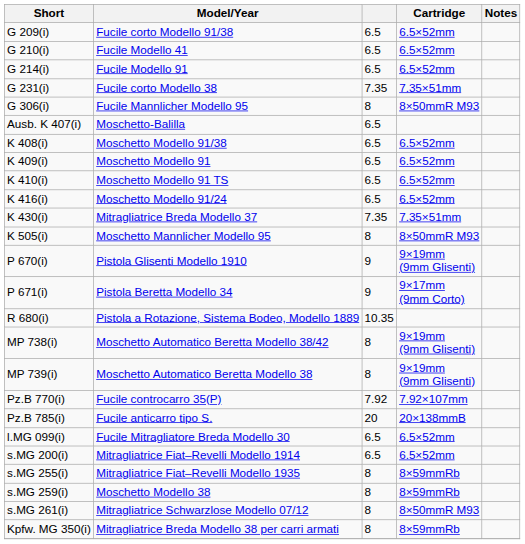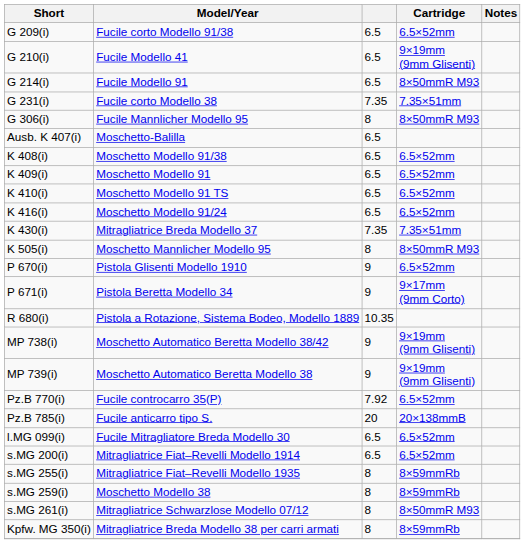(427, 50) 6.5×52mm -> (437, 57) 9×19mm (9mm Glisenti)
(427, 69) 6.5×52mm -> (439, 82) 8×50mmR M93
(437, 261) 9×19mm (9mm Glisenti) -> (427, 267) 6.5×52mm
(368, 342) 8 -> (368, 342) 9
(368, 374) 8 -> (368, 374) 9
(433, 399) 7.92×107mm -> (427, 399) 6.5×52mm
